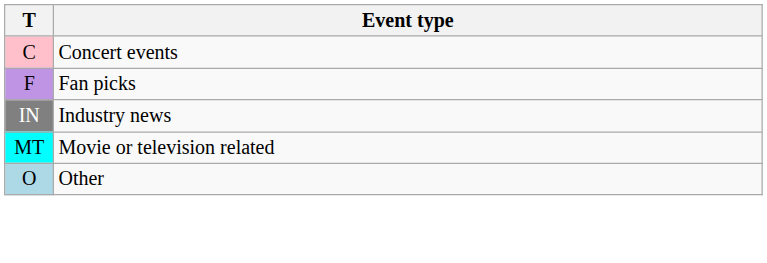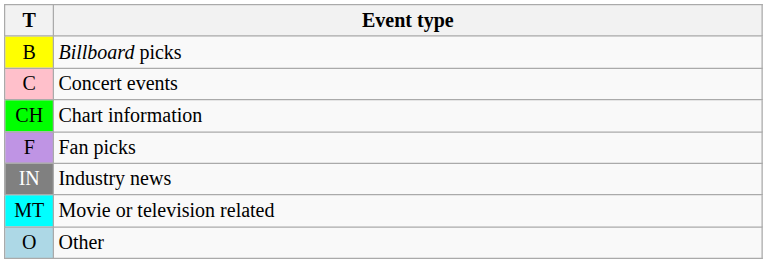+ row: (120, 52)
+ row: (130, 115)
